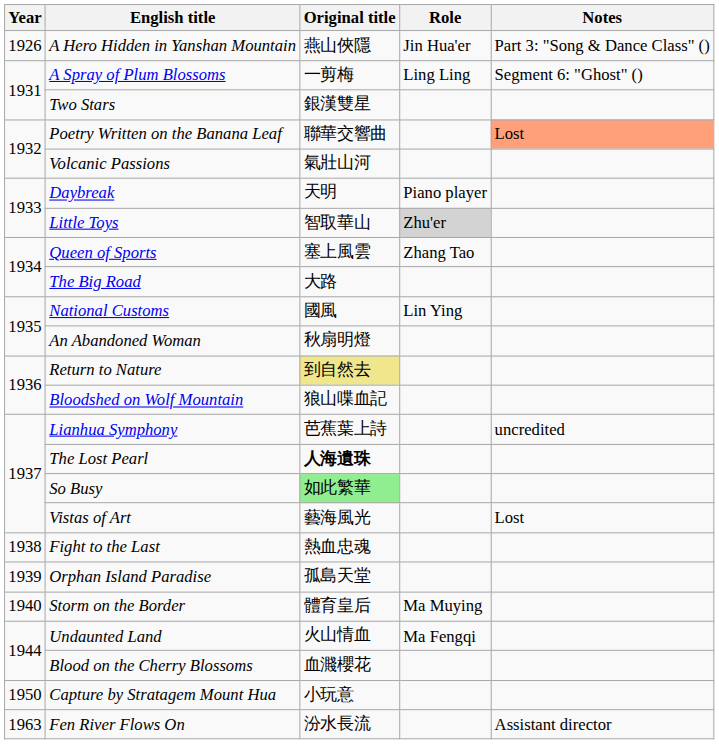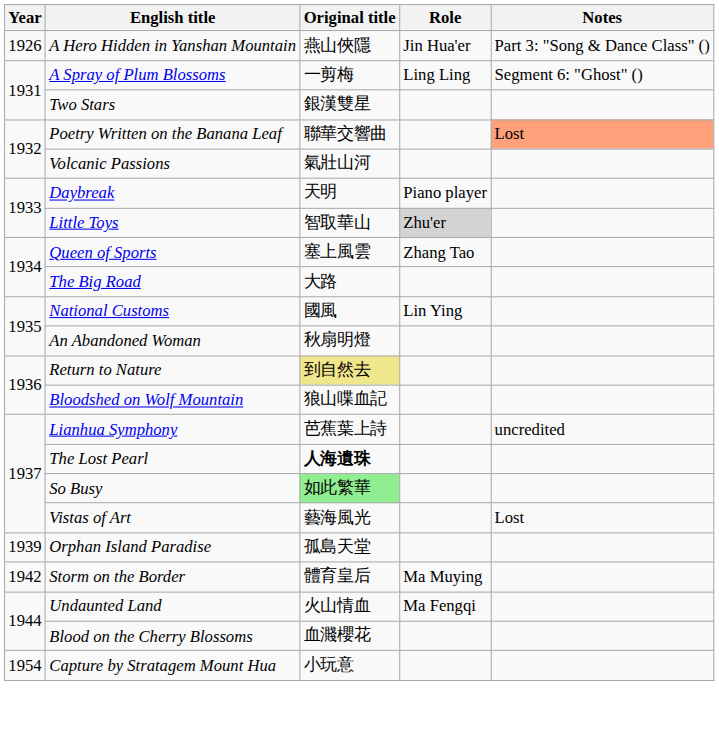- row: (105, 547)
(25, 606) 1940 -> (25, 576) 1942
(25, 694) 1950 -> (25, 665) 1954
- row: (117, 724)
